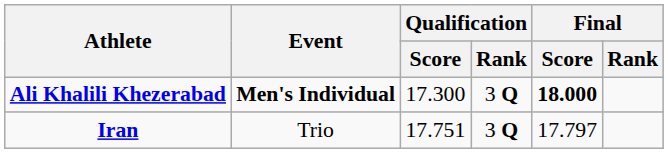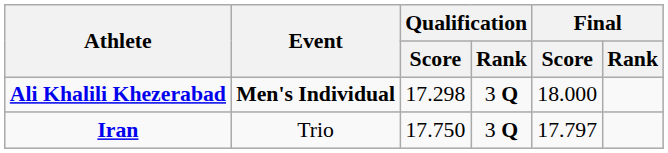(435, 94) 17.300 -> (435, 94) 17.298
(567, 94) bold -> (567, 94) normal
(435, 130) 17.751 -> (435, 130) 17.750
